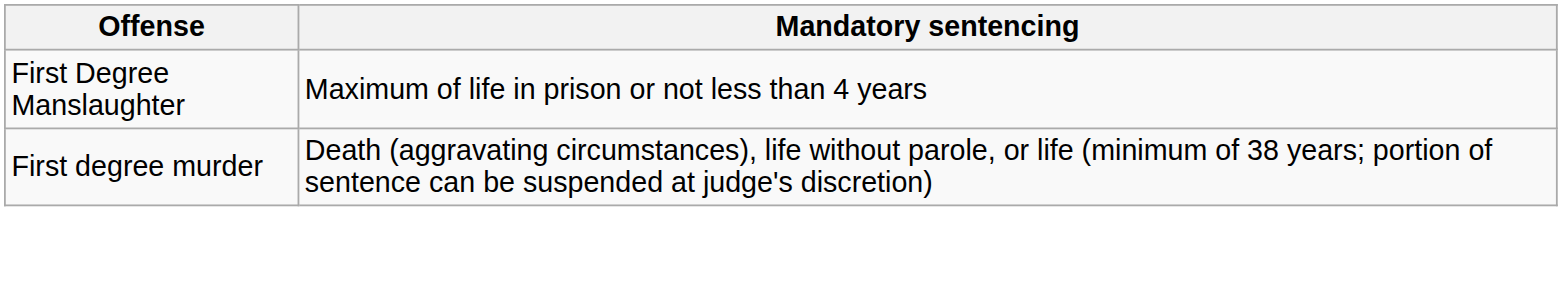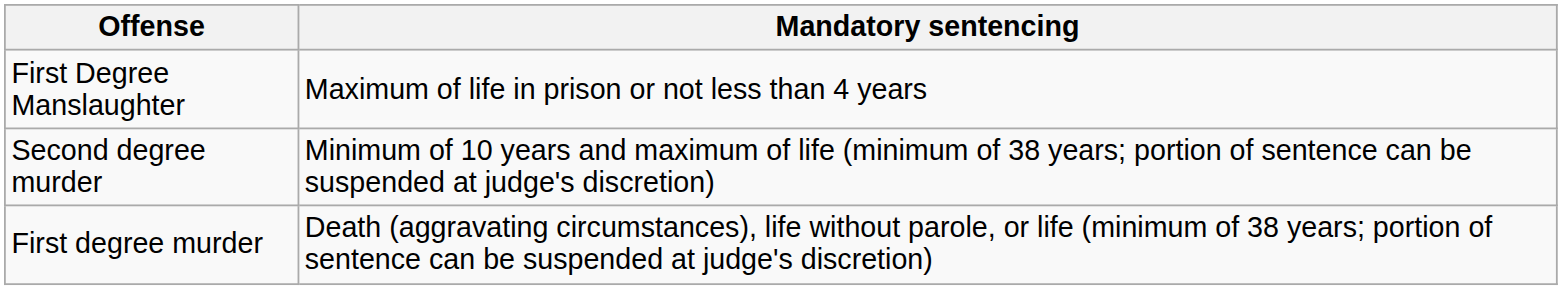+ row: (109, 166)
